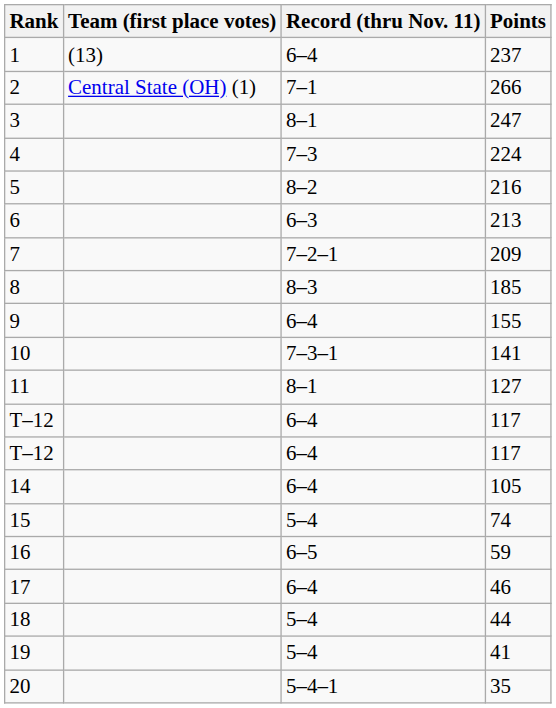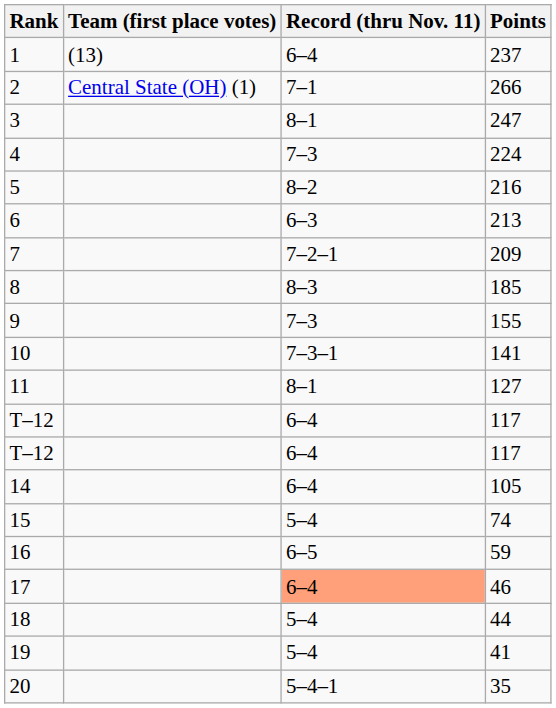(302, 320) 6–4 -> (302, 320) 7–3
(302, 586) no background -> (302, 586) lightsalmon background
